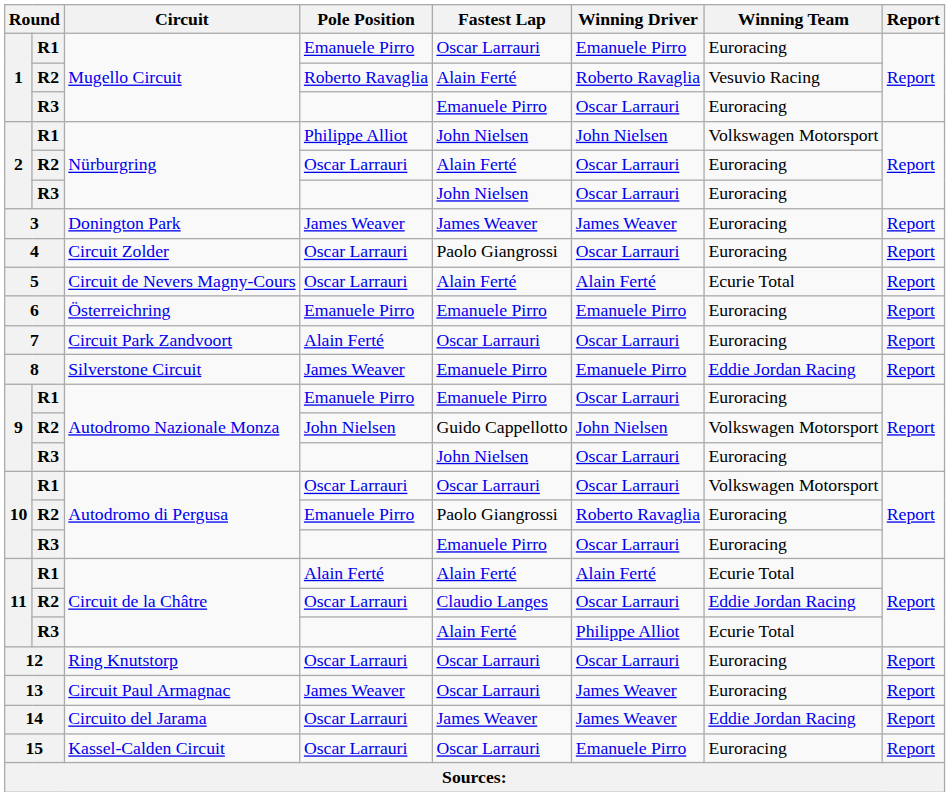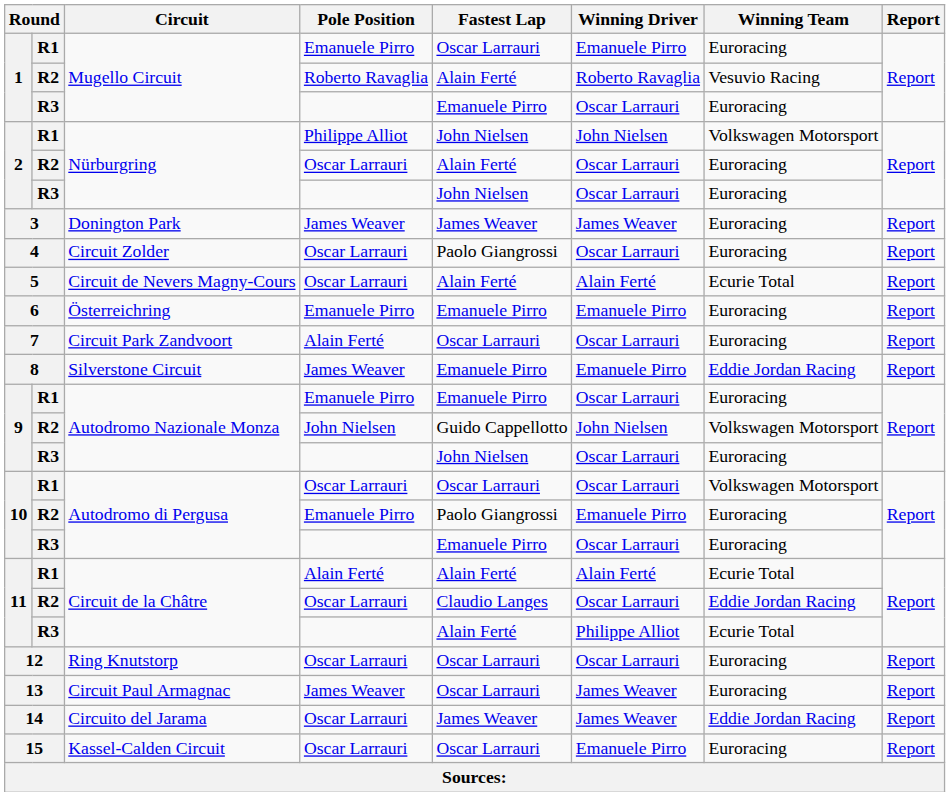(638, 514) Roberto Ravaglia -> (631, 514) Emanuele Pirro
